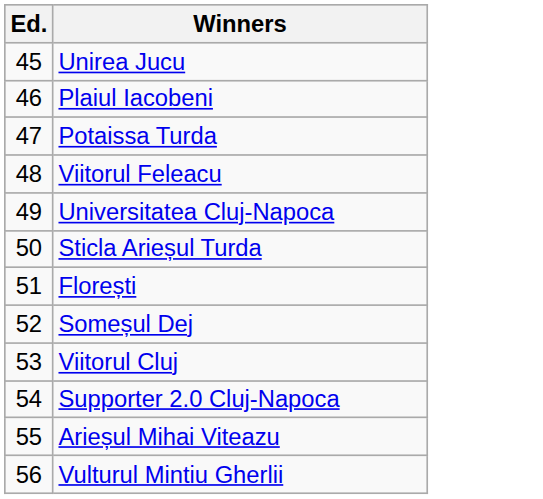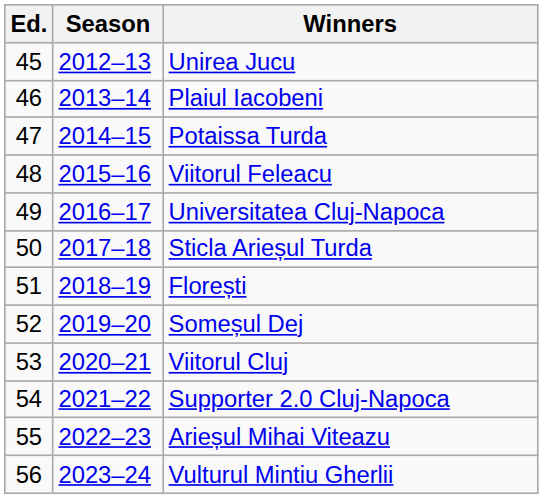+ column: (108, 24)
